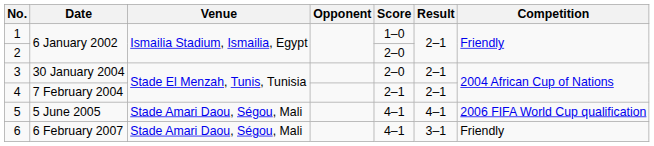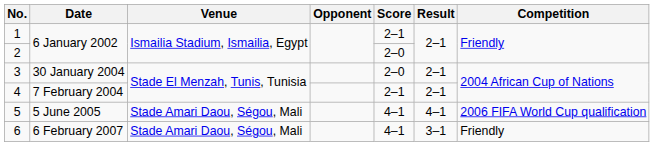(394, 33) 1–0 -> (394, 33) 2–1
